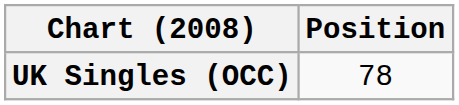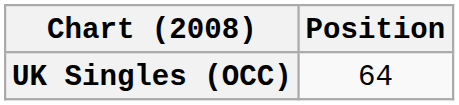(375, 76) 78 -> (375, 76) 64
